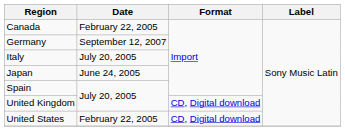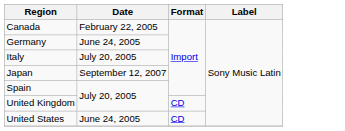(123, 42) September 12, 2007 -> (110, 42) June 24, 2005
(110, 73) June 24, 2005 -> (123, 73) September 12, 2007
(215, 103) CD, Digital download -> (178, 103) CD
(118, 118) February 22, 2005 -> (110, 118) June 24, 2005
(215, 118) CD, Digital download -> (178, 118) CD
